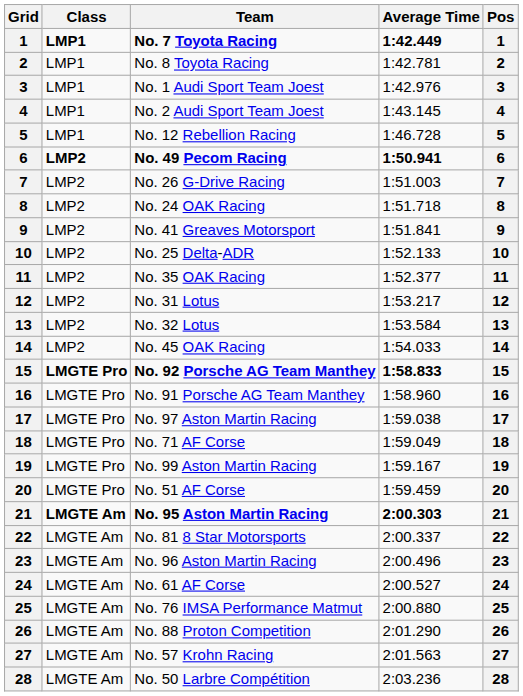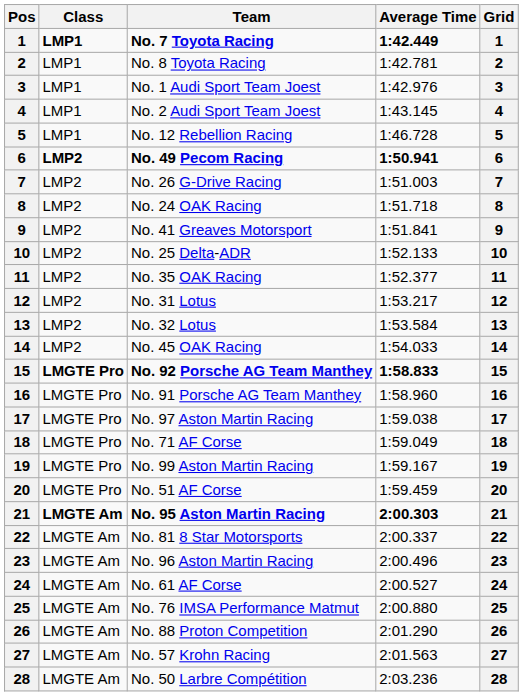columns swapped: (501, 17) <-> (23, 17)
